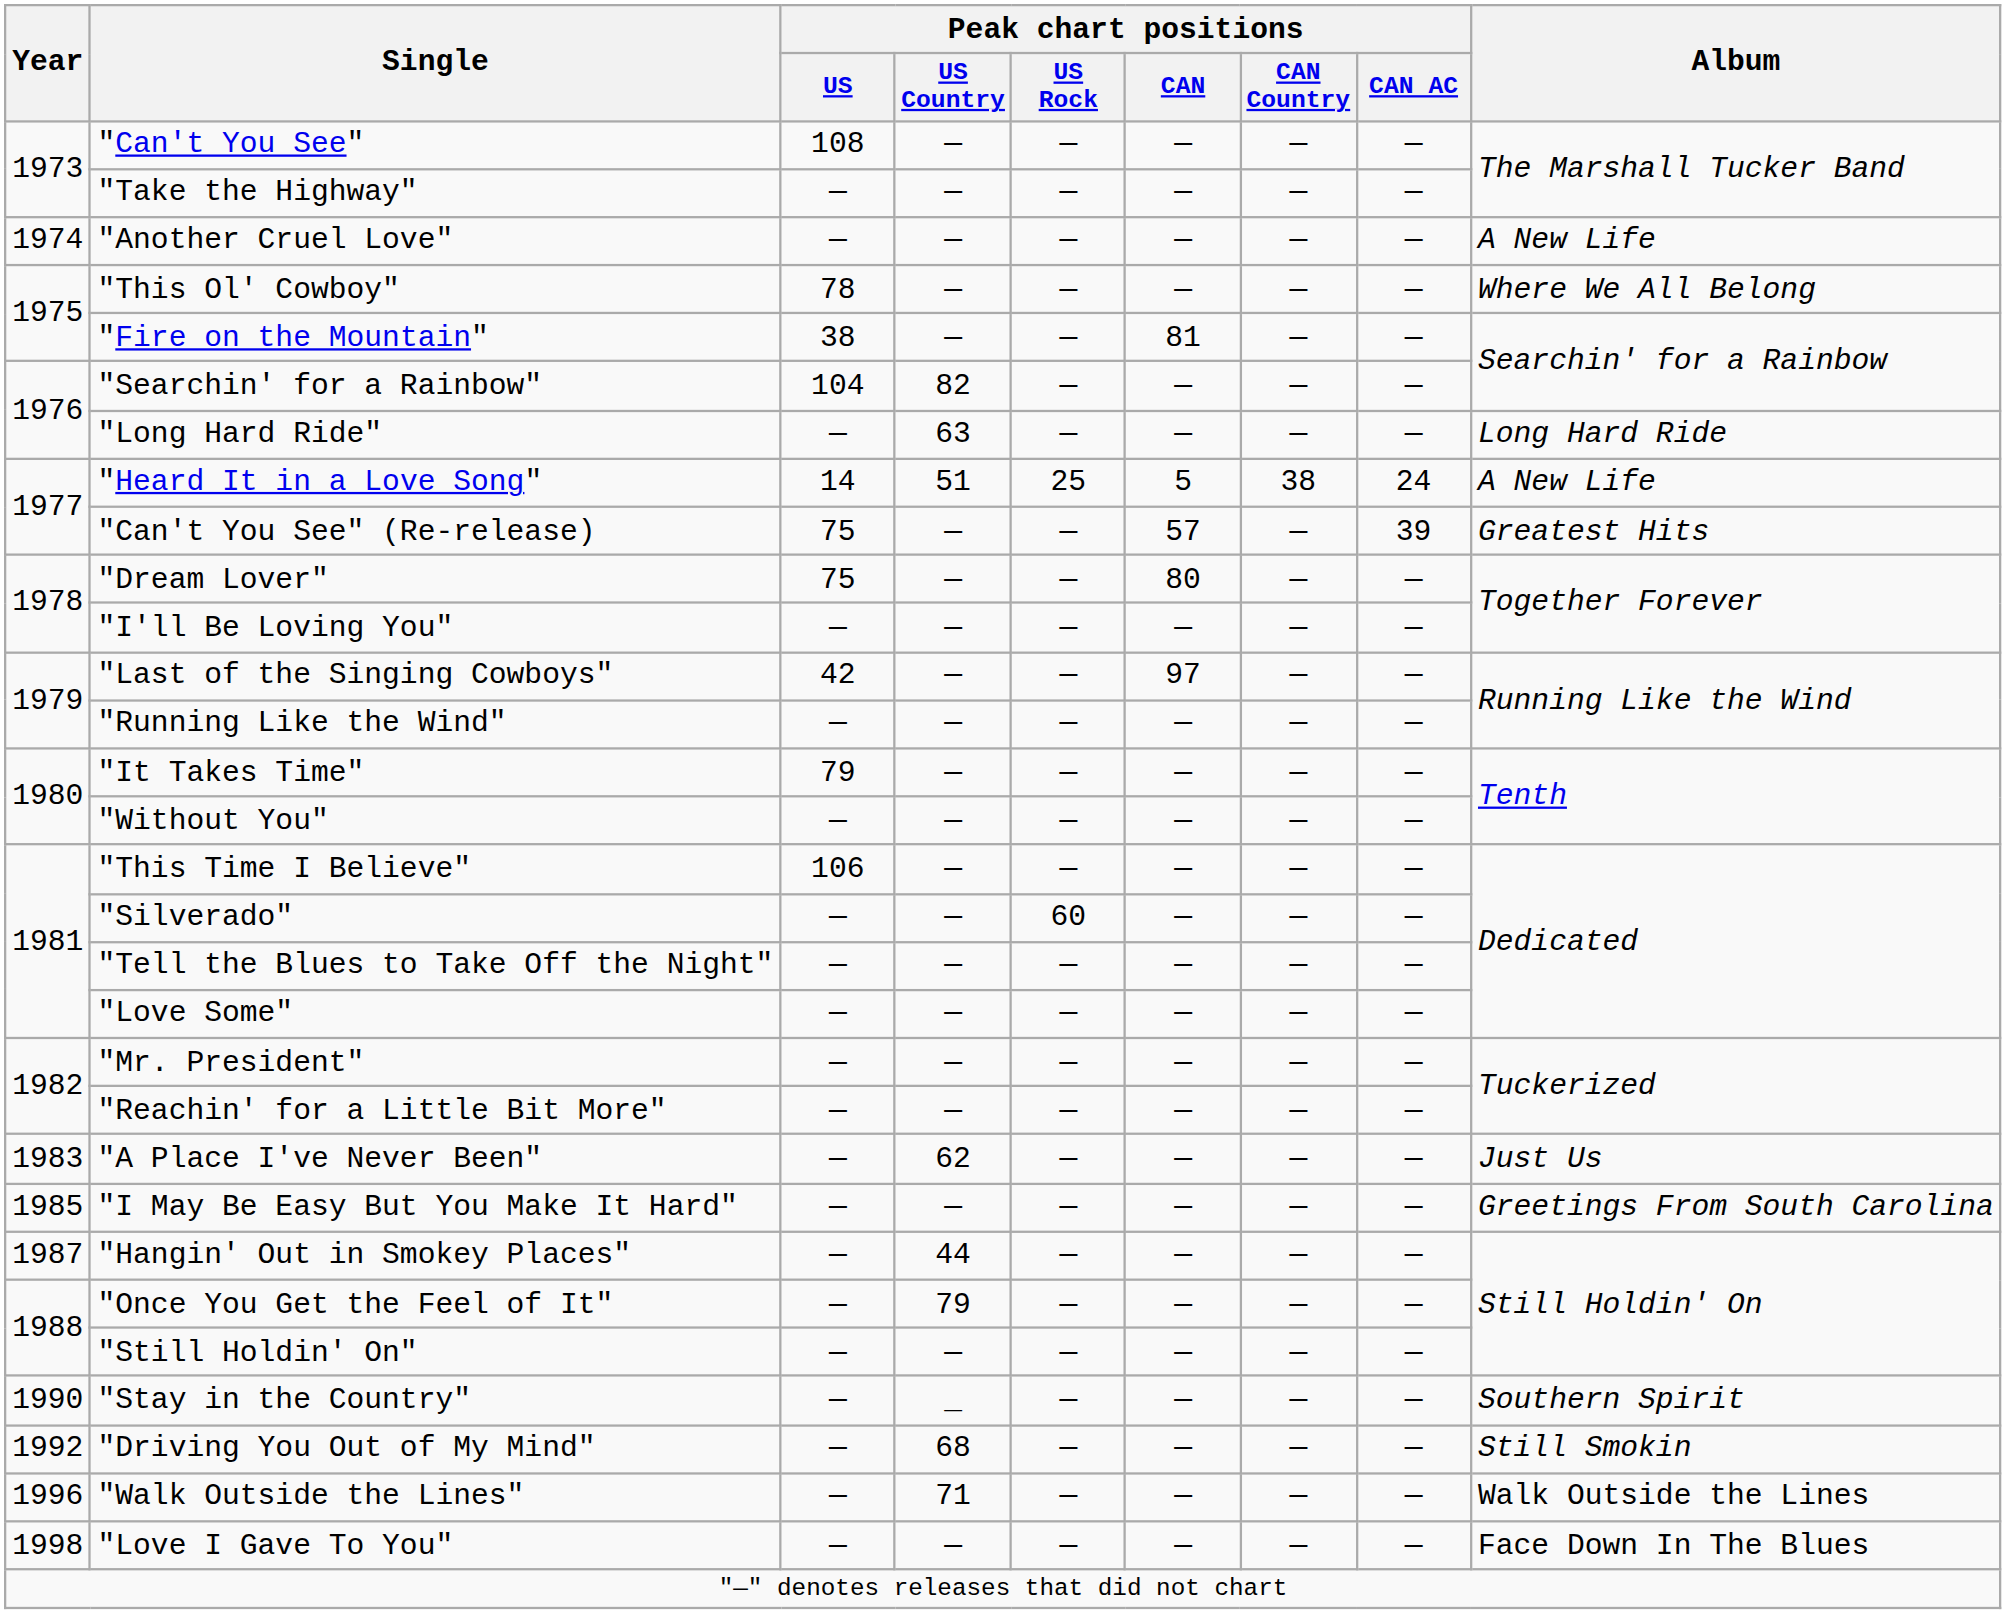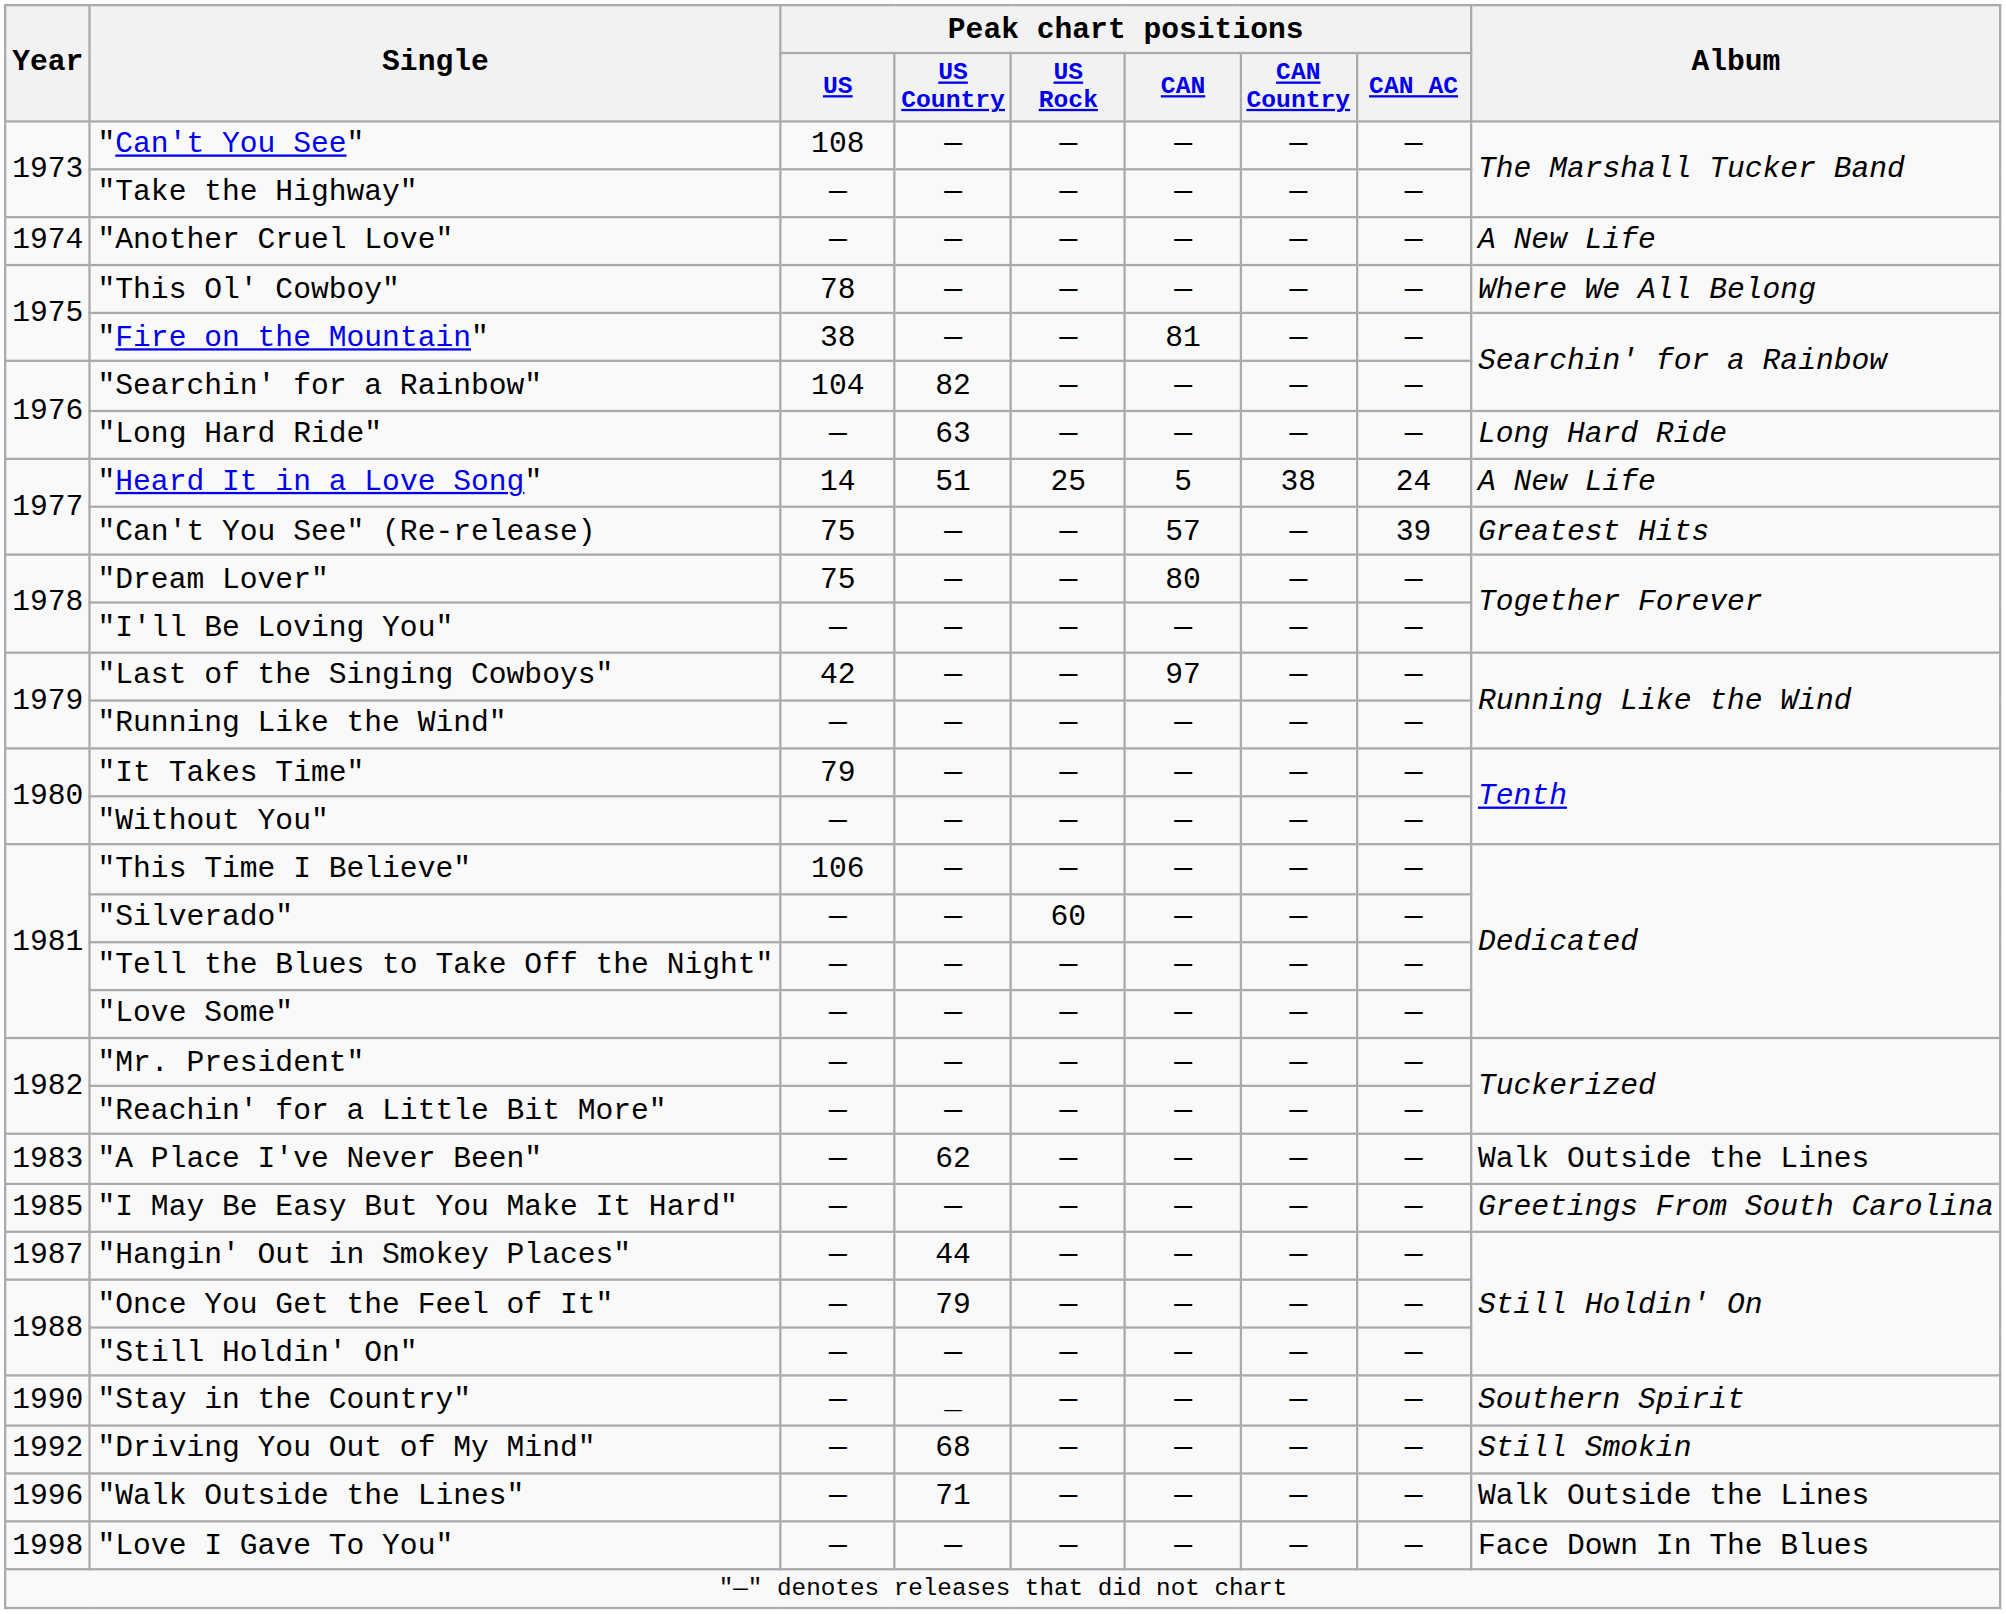(1540, 1159) Just Us -> (1674, 1159) Walk Outside the Lines
